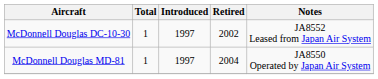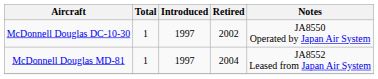(310, 33) JA8552 Leased from Japan Air System -> (310, 33) JA8550 Operated by Japan Air System
(310, 60) JA8550 Operated by Japan Air System -> (310, 60) JA8552 Leased from Japan Air System
